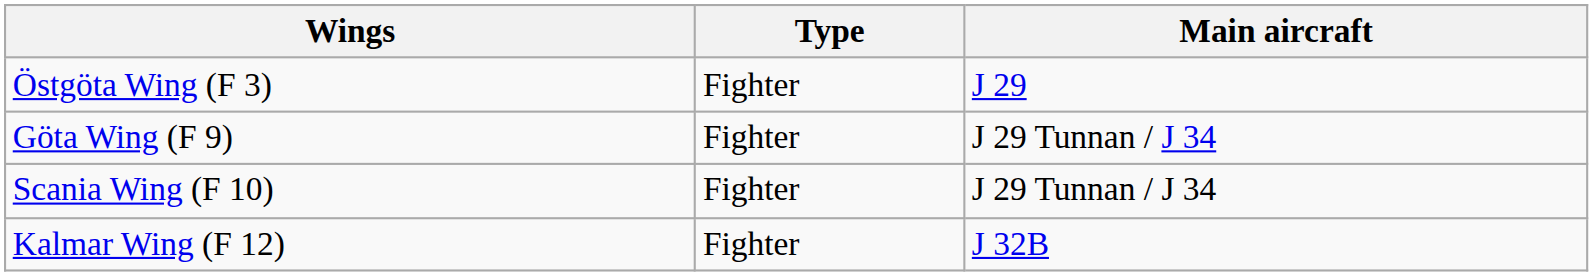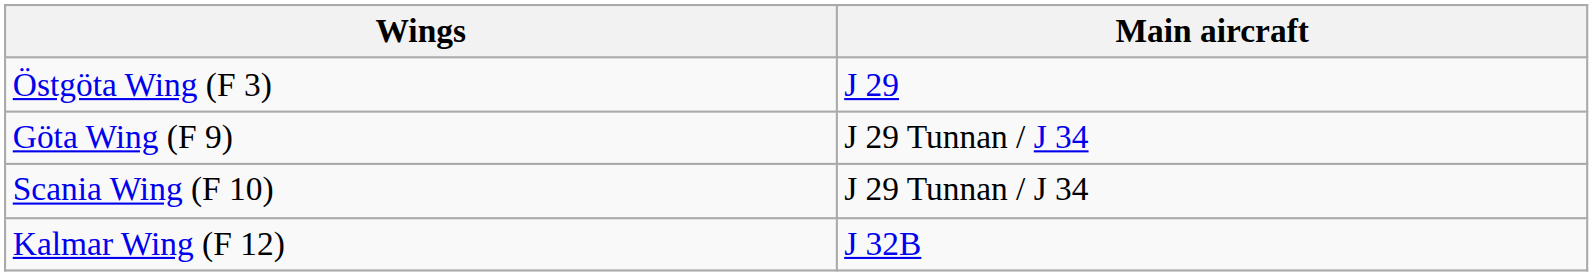- column: (830, 31)
